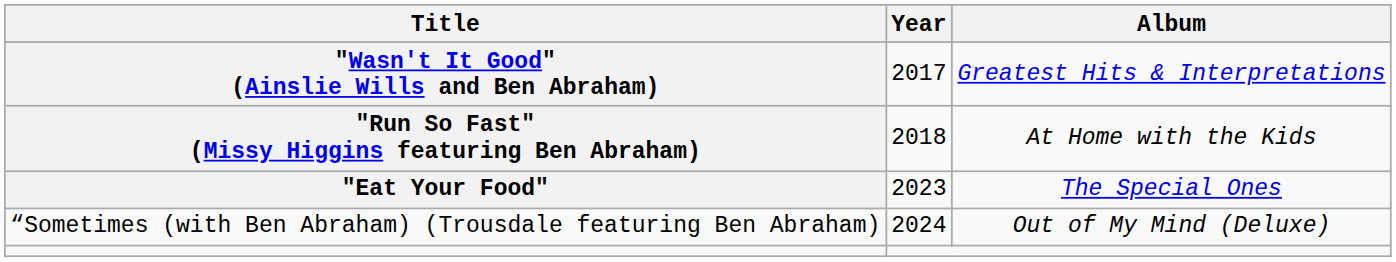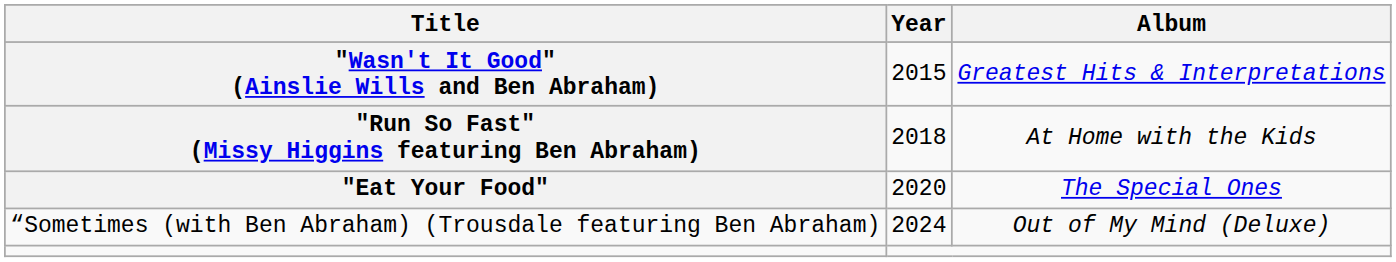(919, 74) 2017 -> (919, 74) 2015
(919, 189) 2023 -> (919, 189) 2020
